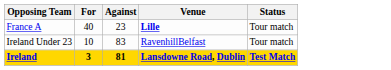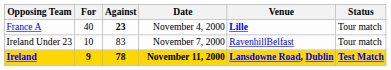+ column: (183, 12)
(121, 27) normal -> (121, 27) bold
(89, 57) 3 -> (89, 57) 9
(121, 57) 81 -> (121, 57) 78
